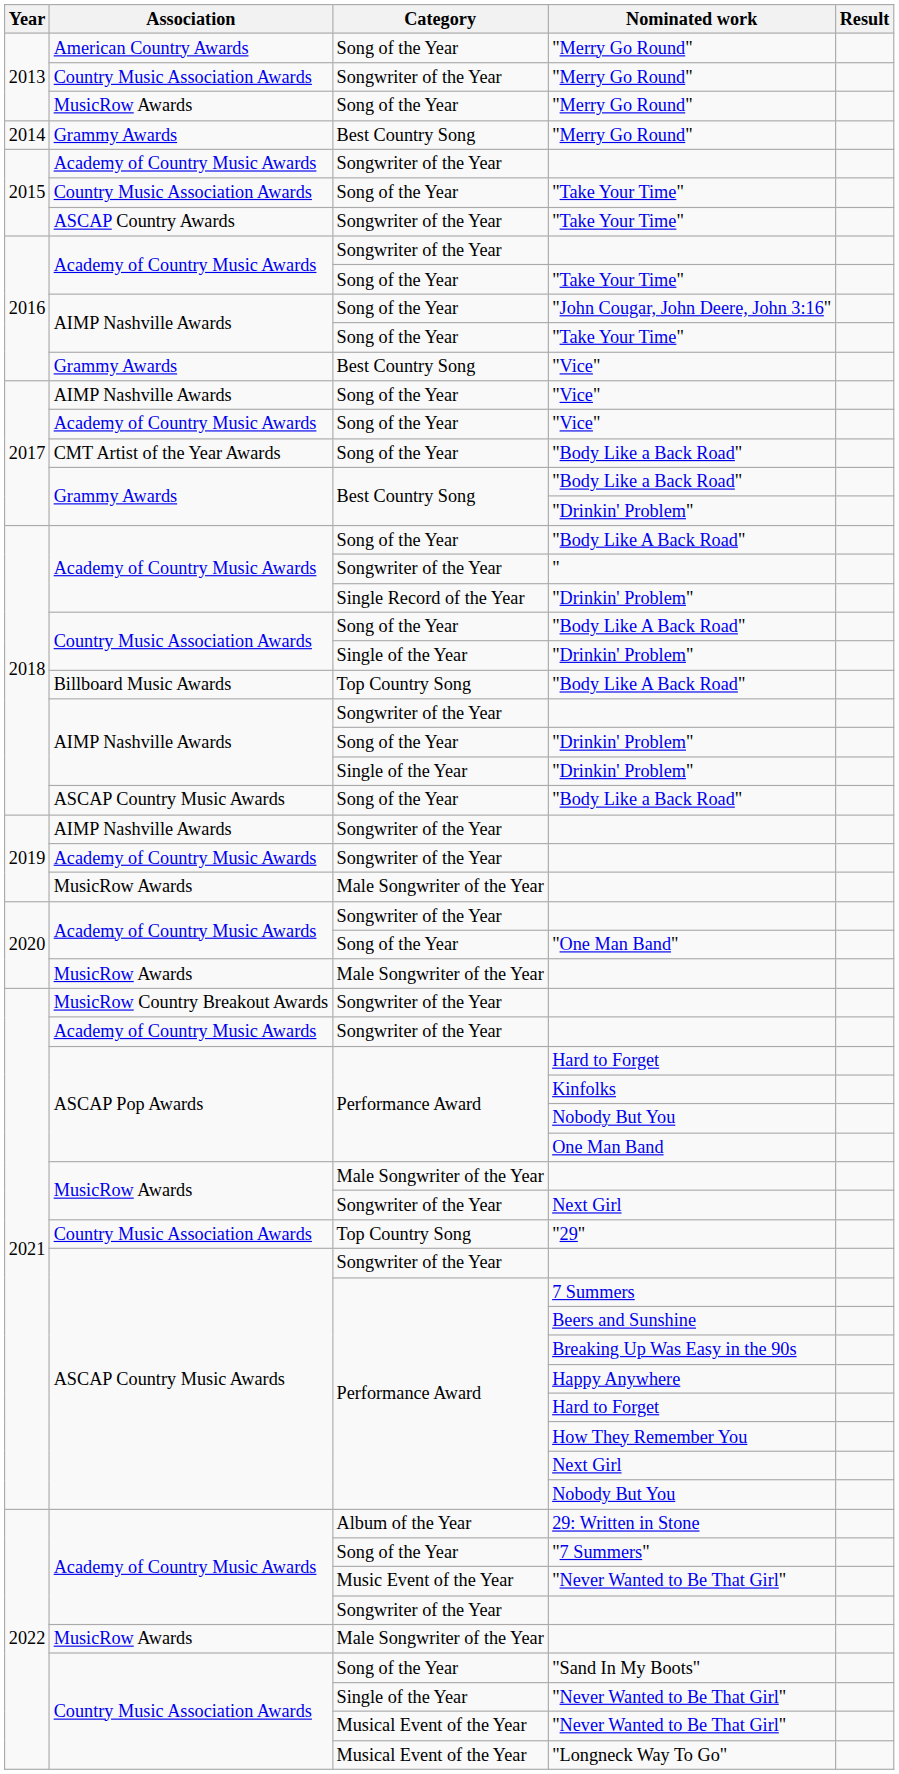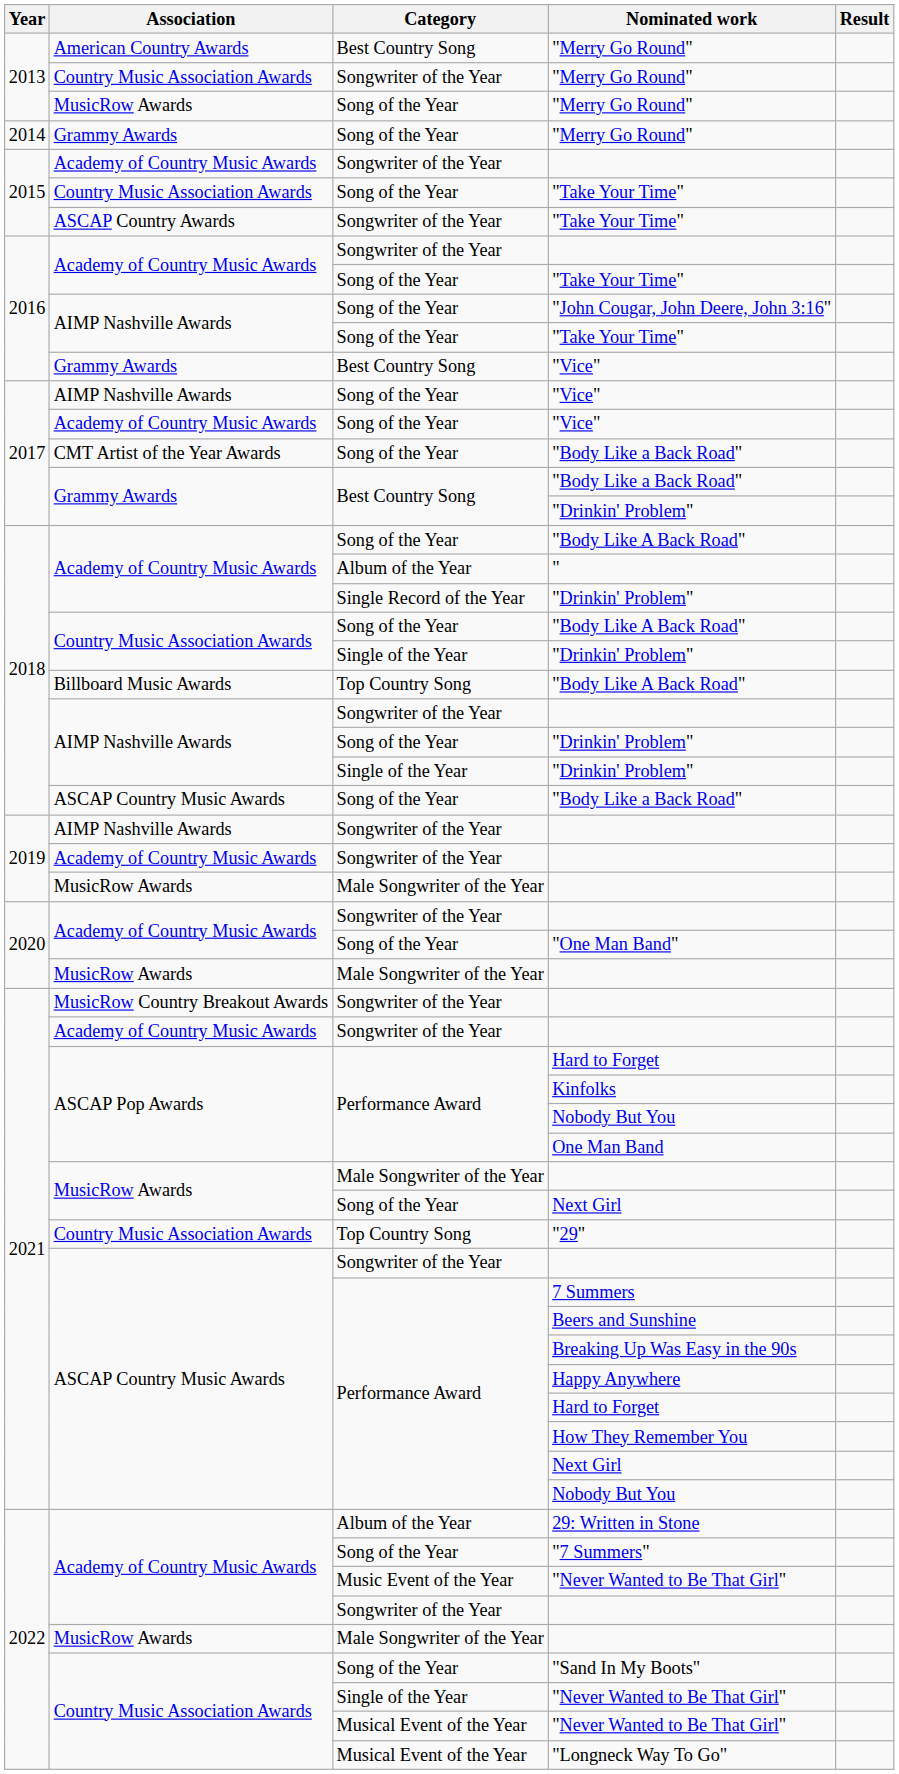(397, 47) Song of the Year -> (406, 47) Best Country Song
(406, 134) Best Country Song -> (397, 134) Song of the Year
(419, 568) Songwriter of the Year -> (404, 568) Album of the Year
(419, 1204) Songwriter of the Year -> (397, 1204) Song of the Year
